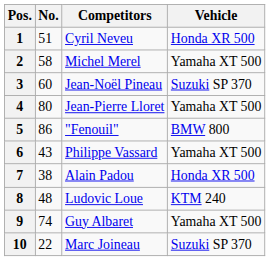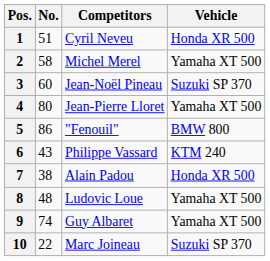(216, 152) Yamaha XT 500 -> (198, 152) KTM 240
(198, 198) KTM 240 -> (216, 198) Yamaha XT 500
